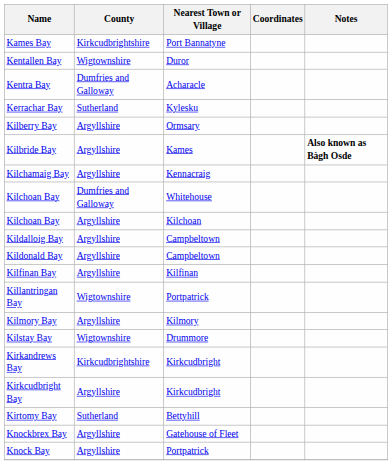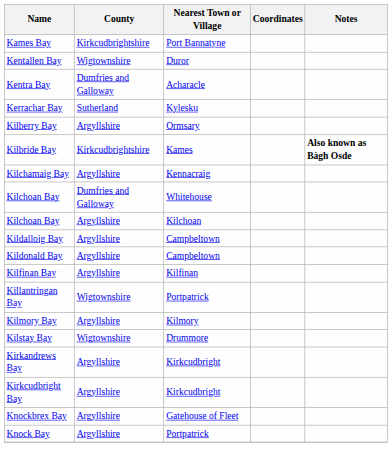(98, 149) Argyllshire -> (113, 149) Kirkcudbrightshire
(113, 362) Kirkcudbrightshire -> (98, 362) Argyllshire
- row: (32, 416)
